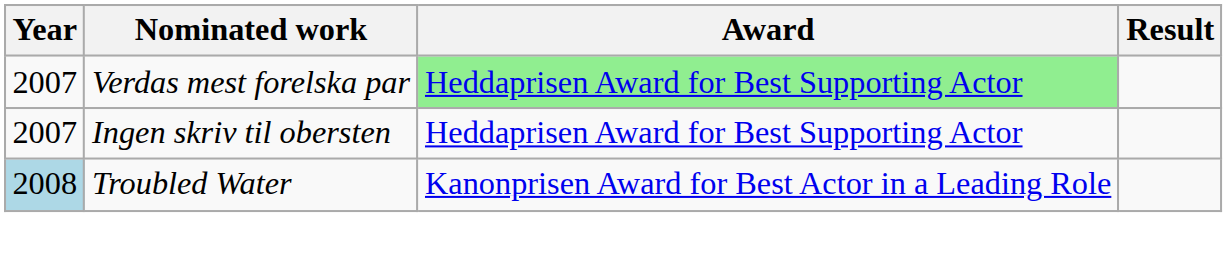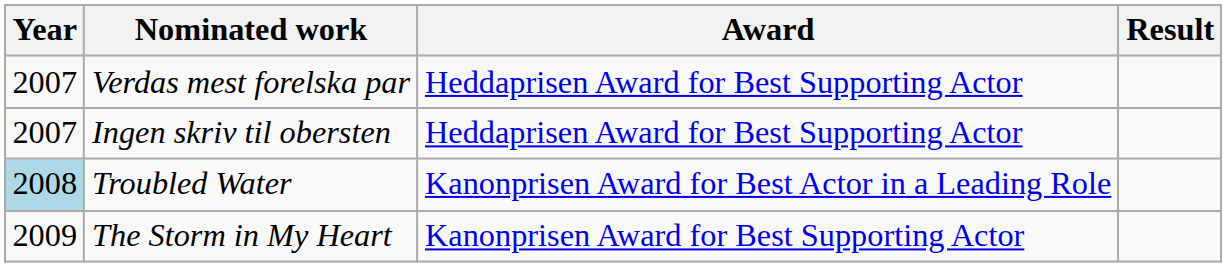(724, 81) lightgreen background -> (724, 81) no background
+ row: (242, 235)
